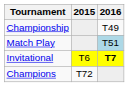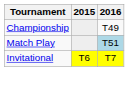(111, 58) bold -> (111, 58) normal
- row: (31, 74)
